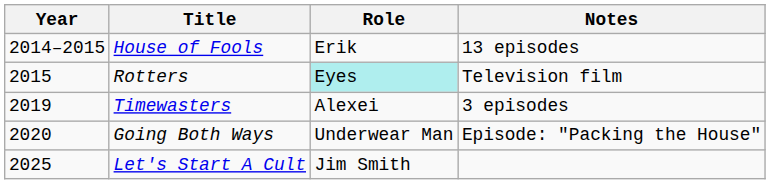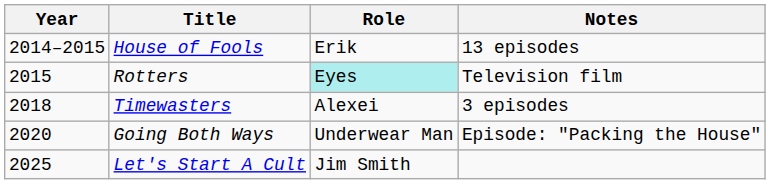(30, 106) 2019 -> (30, 106) 2018
